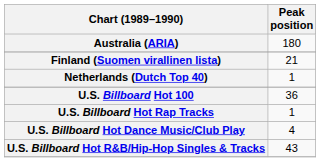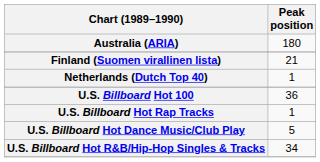(292, 130) 4 -> (292, 130) 5
(292, 148) 43 -> (292, 148) 34
